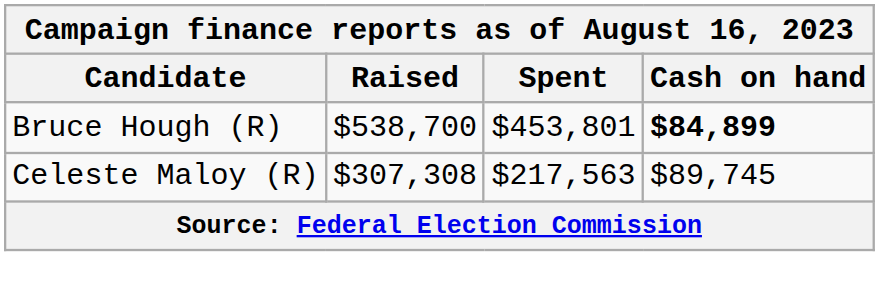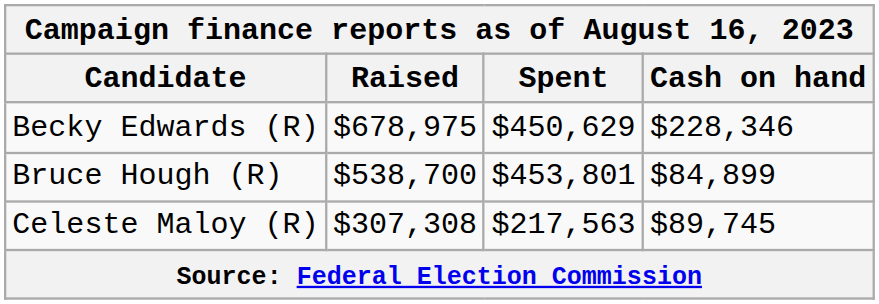+ row: (165, 128)
(713, 128) bold -> (713, 176) normal
